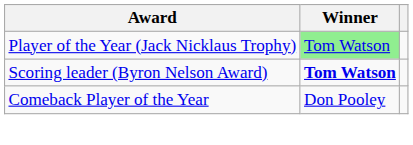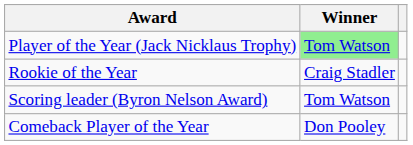+ row: (73, 72)
(350, 72) bold -> (347, 99) normal
